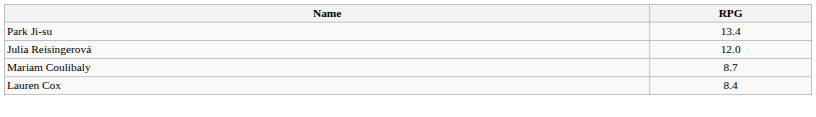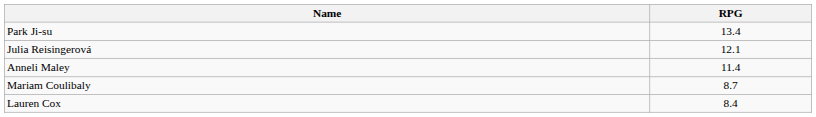(731, 49) 12.0 -> (731, 49) 12.1
+ row: (38, 67)
